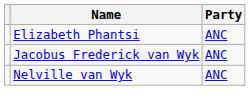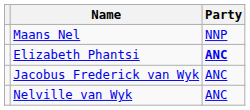+ row: (47, 35)
(216, 35) normal -> (216, 55) bold
